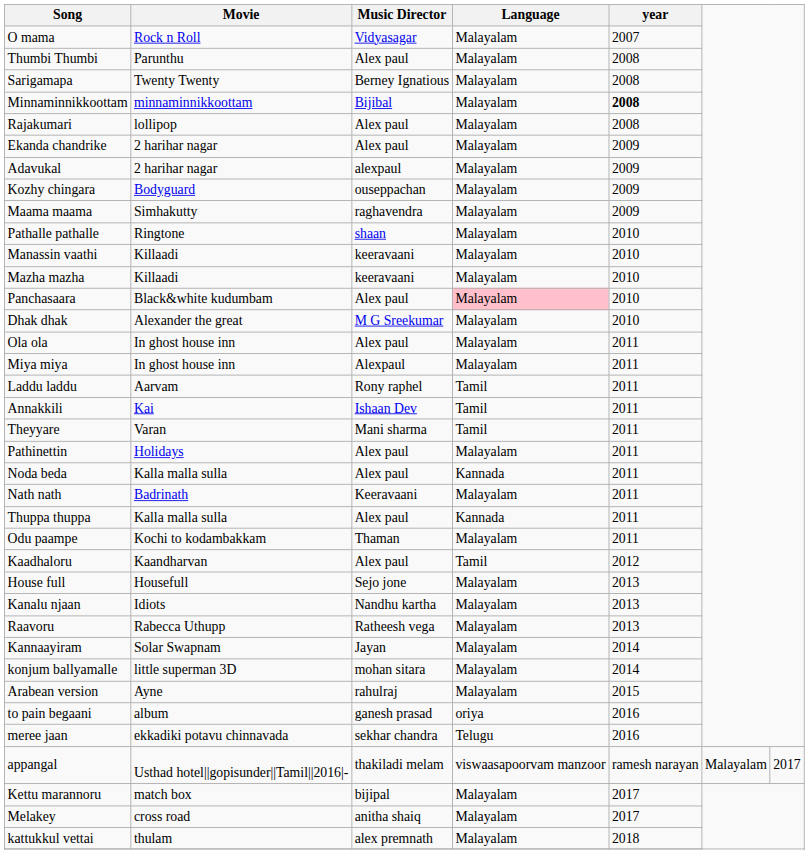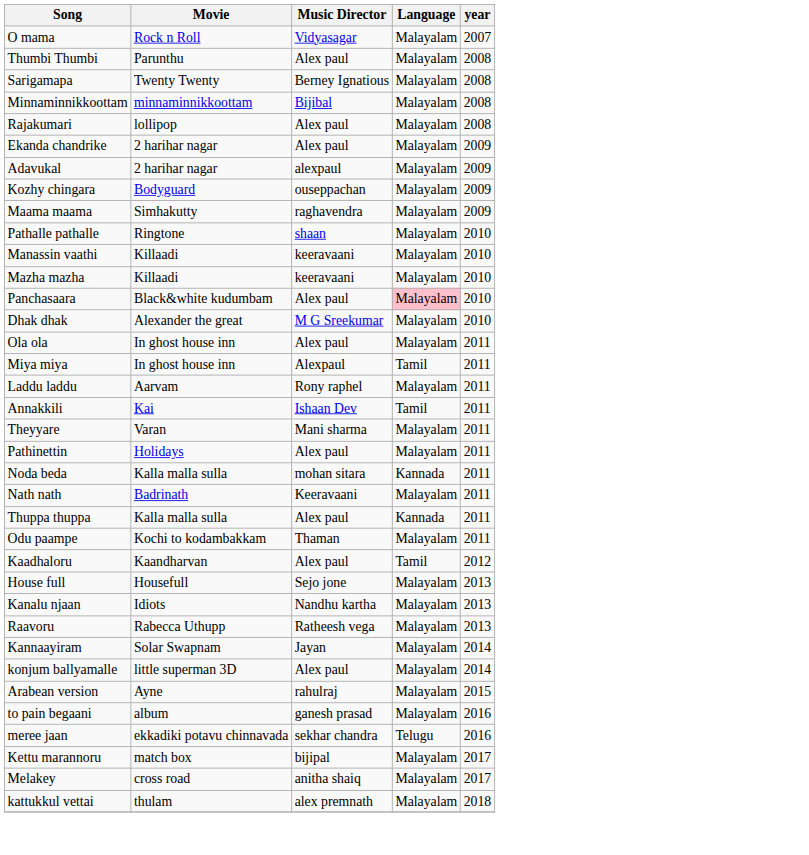(626, 102) bold -> (477, 102) normal
(486, 364) Malayalam -> (411, 364) Tamil
(471, 386) Tamil -> (426, 386) Malayalam
(471, 430) Tamil -> (426, 430) Malayalam
(382, 473) Alex paul -> (330, 473) mohan sitara
(390, 670) mohan sitara -> (322, 670) Alex paul
(470, 713) oriya -> (426, 713) Malayalam
- row: (32, 765)
